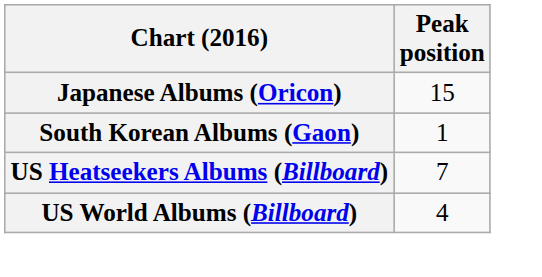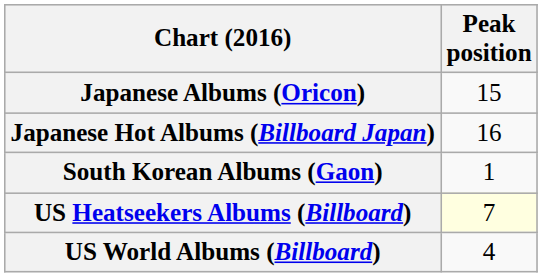+ row: (223, 132)
(442, 172) no background -> (489, 212) lightyellow background
